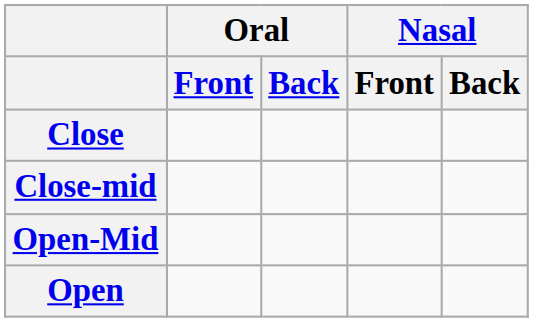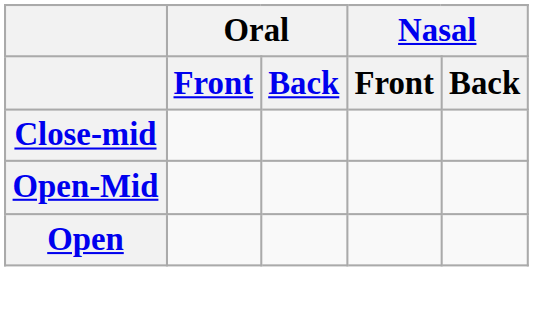- row: (85, 134)
